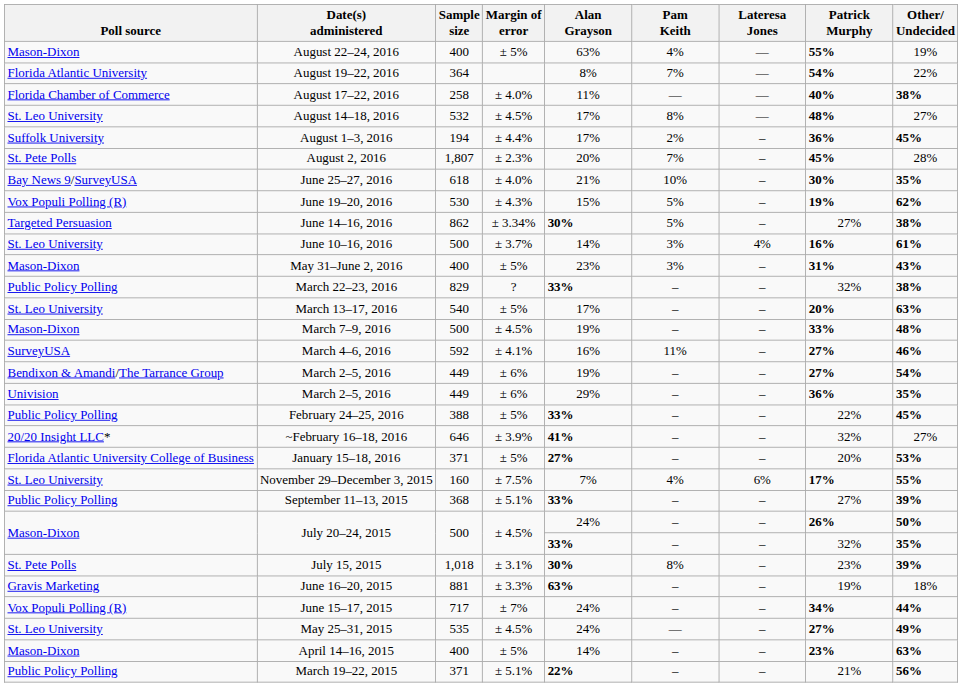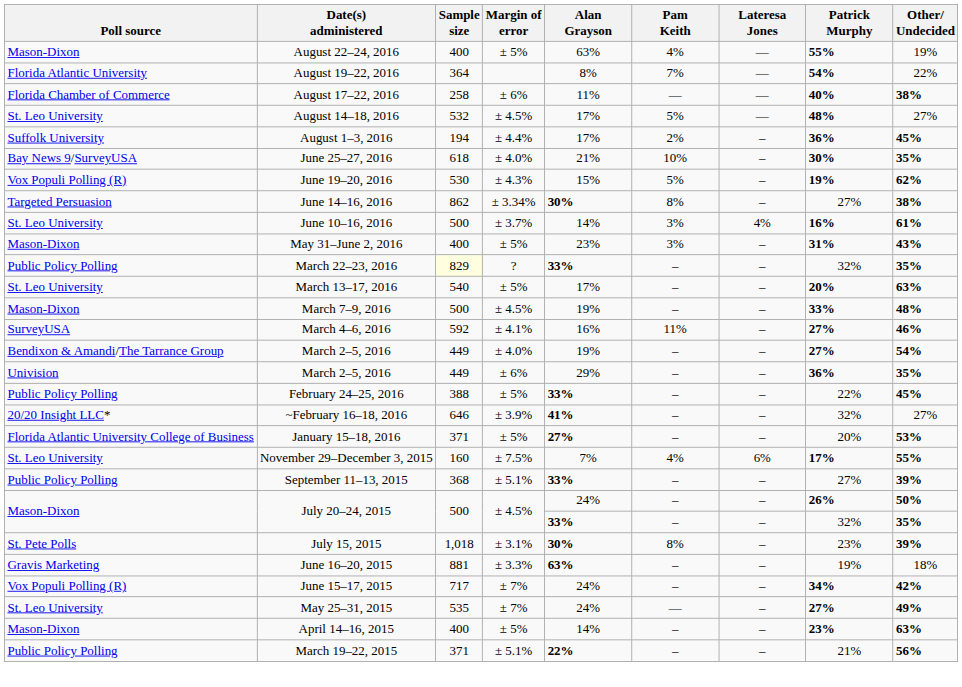(514, 95) ± 4.0% -> (514, 95) ± 6%
(675, 116) 8% -> (675, 116) 5%
- row: (42, 159)
(675, 223) 5% -> (675, 201) 8%
(459, 287) no background -> (459, 266) lightyellow background
(909, 287) 38% -> (909, 266) 35%
(514, 372) ± 6% -> (514, 351) ± 4.0%
(909, 608) 44% -> (909, 586) 42%
(514, 629) ± 4.5% -> (514, 608) ± 7%
